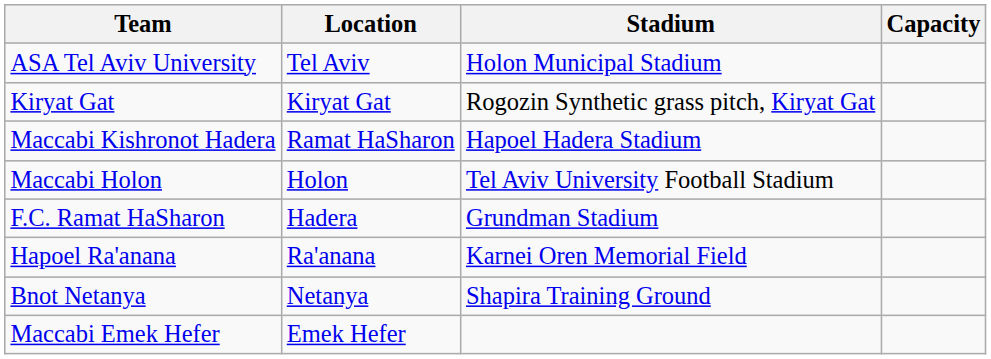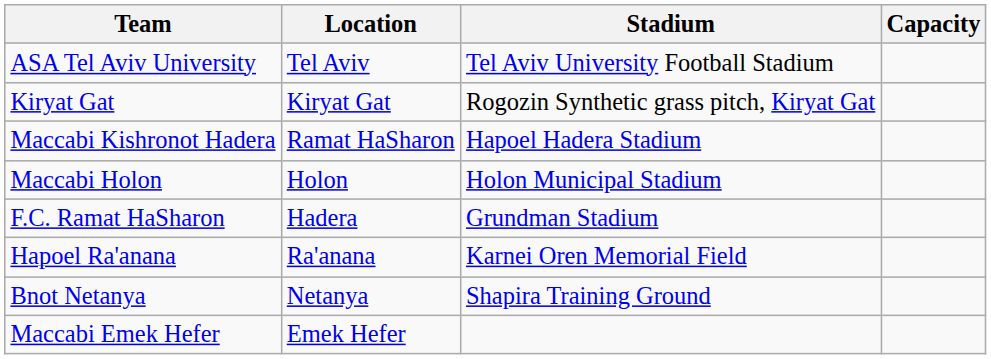(594, 62) Holon Municipal Stadium -> (650, 62) Tel Aviv University Football Stadium
(650, 179) Tel Aviv University Football Stadium -> (594, 179) Holon Municipal Stadium
